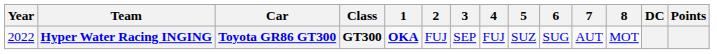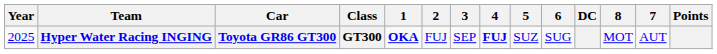columns swapped: (589, 15) <-> (655, 15)
(21, 37) 2022 -> (21, 37) 2025
(494, 37) normal -> (495, 37) bold
